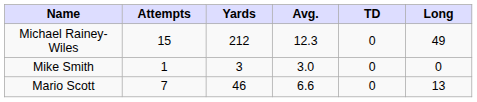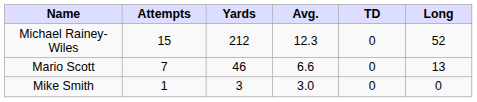(439, 40) 49 -> (439, 40) 52
rows swapped: (63, 86) <-> (63, 67)
